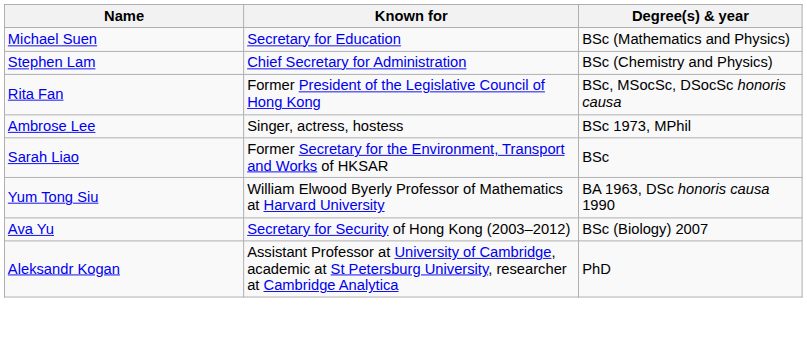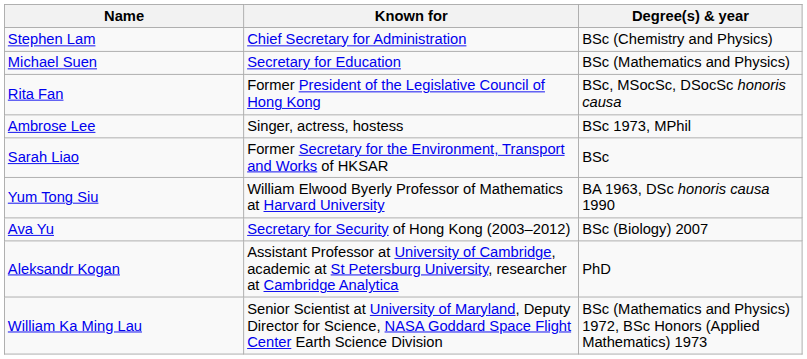rows swapped: (52, 39) <-> (52, 62)
+ row: (75, 325)
